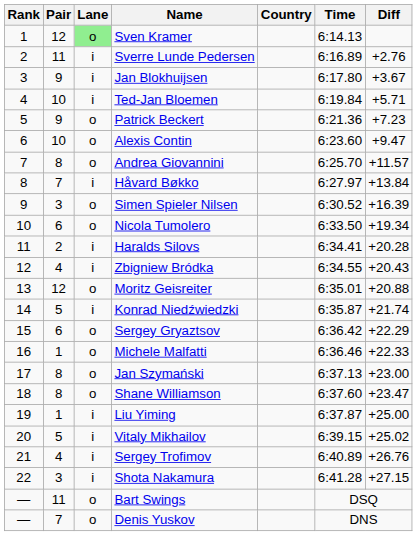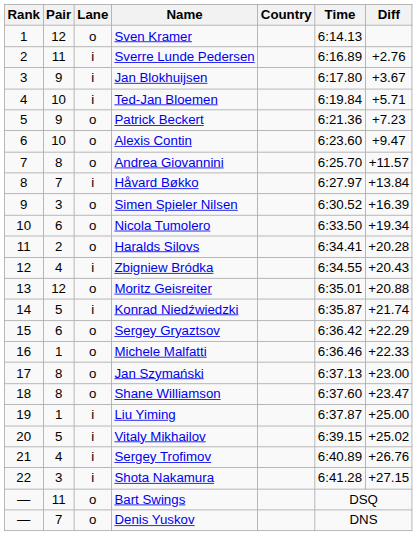(93, 36) lightgreen background -> (93, 36) no background
(93, 246) i -> (93, 246) o
